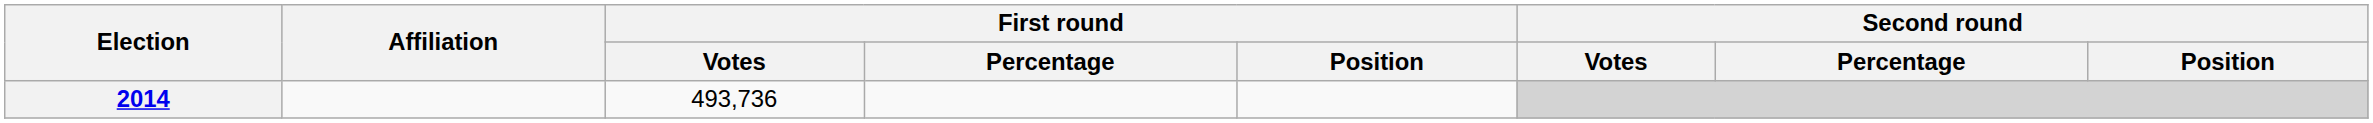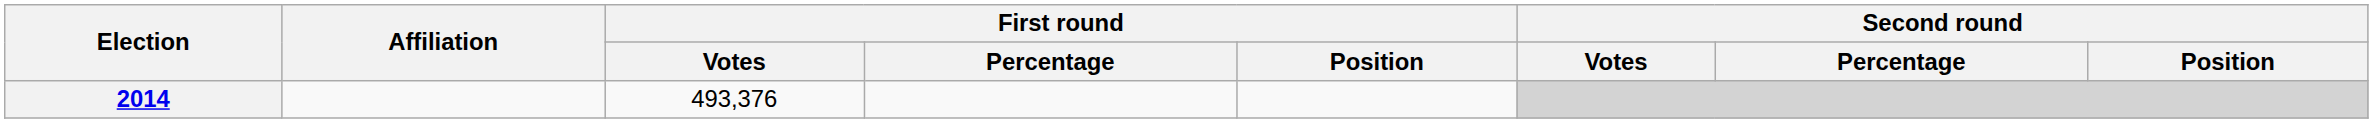(734, 99) 493,736 -> (734, 99) 493,376
